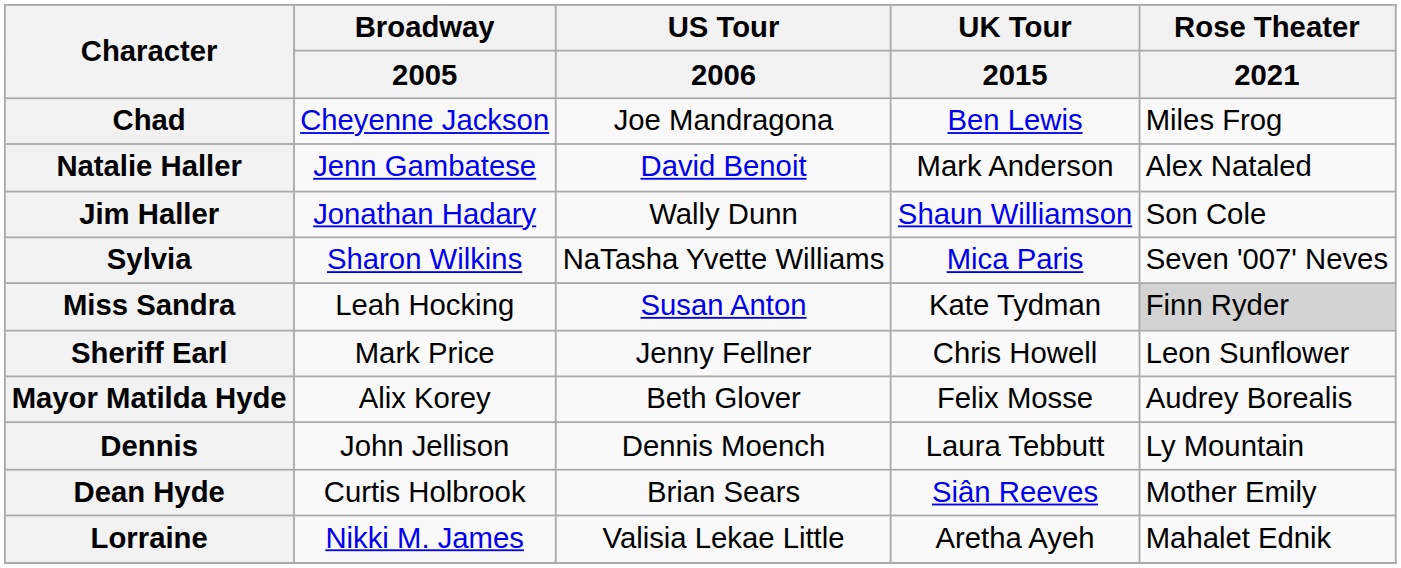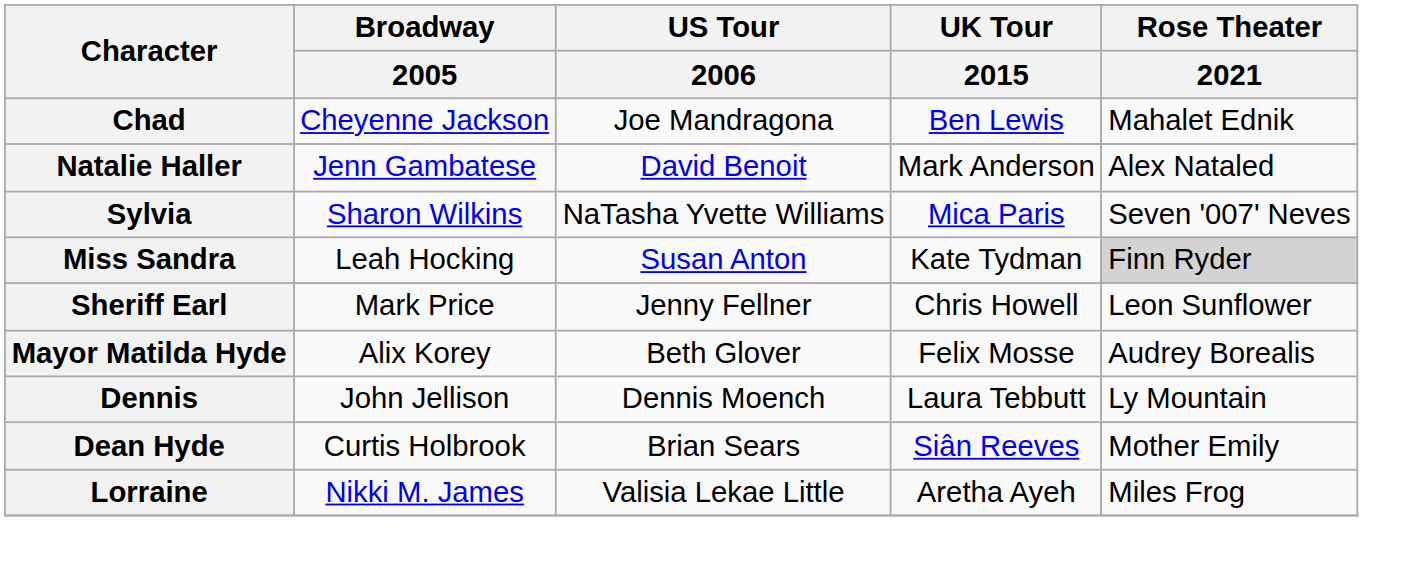(1214, 120) Miles Frog -> (1201, 120) Mahalet Ednik
- row: (149, 213)
(1238, 538) Mahalet Ednik -> (1177, 492) Miles Frog
